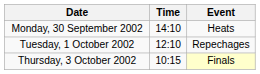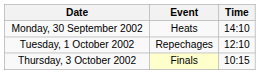columns swapped: (168, 12) <-> (221, 12)
